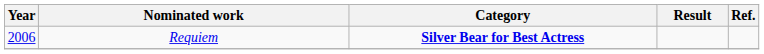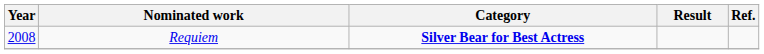(22, 37) 2006 -> (22, 37) 2008
